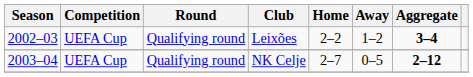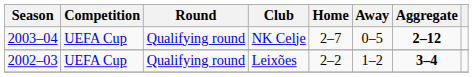rows swapped: (274, 38) <-> (279, 60)
